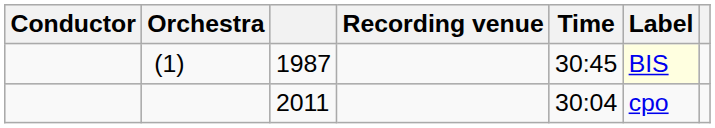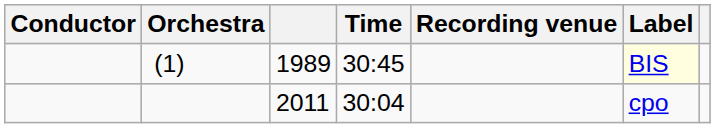columns swapped: (586, 24) <-> (443, 24)
(303, 63) 1987 -> (303, 63) 1989
